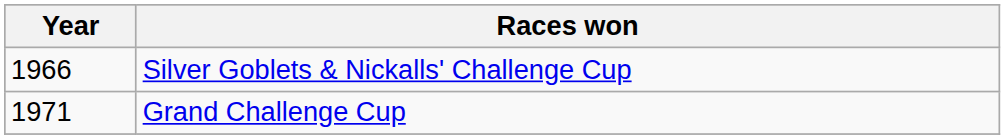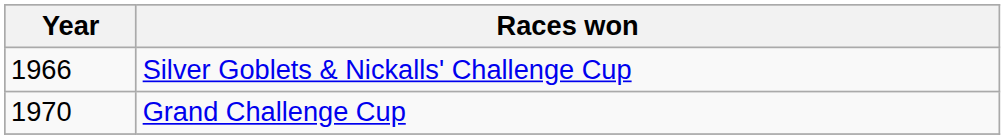(41, 112) 1971 -> (41, 112) 1970
